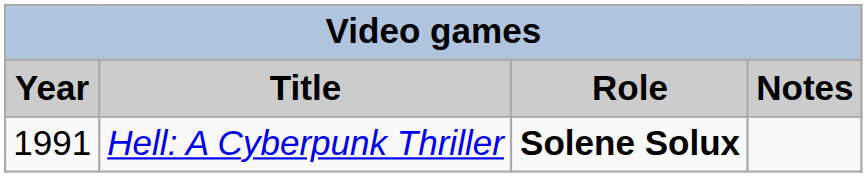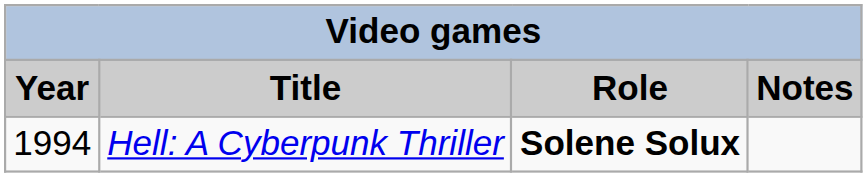(52, 143) 1991 -> (52, 143) 1994
